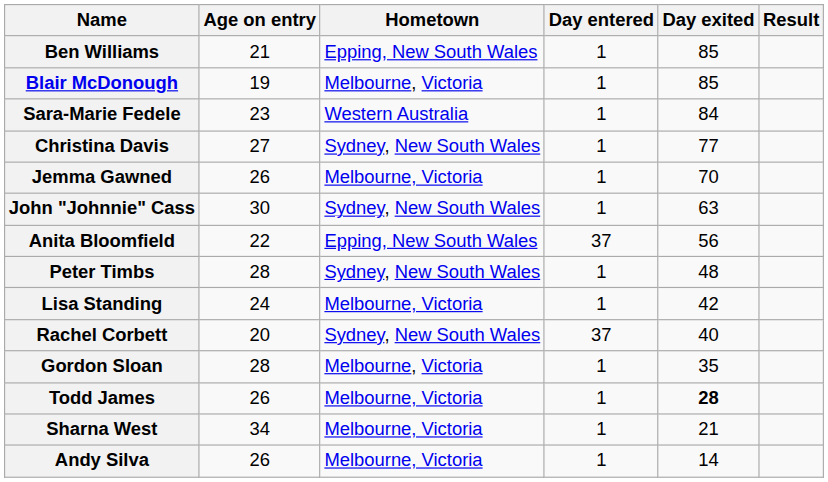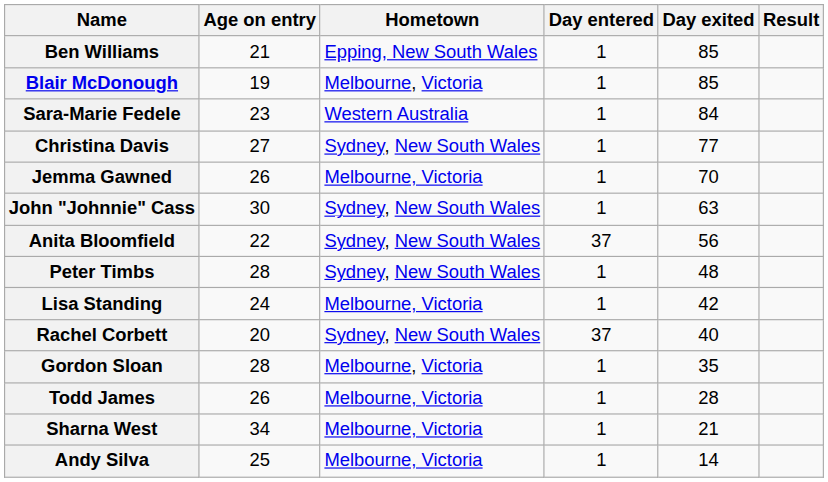(431, 240) Epping, New South Wales -> (432, 240) Sydney, New South Wales
(709, 398) bold -> (709, 398) normal
(260, 460) 26 -> (260, 460) 25
